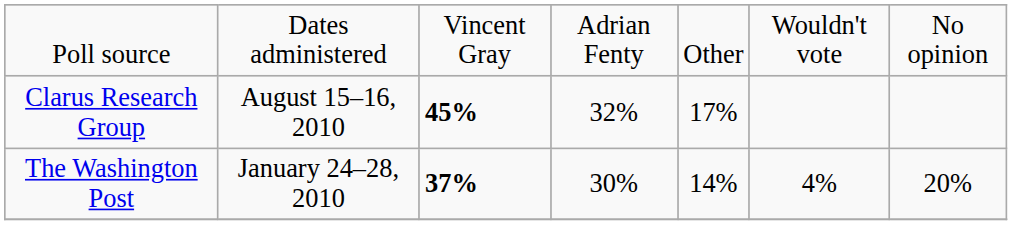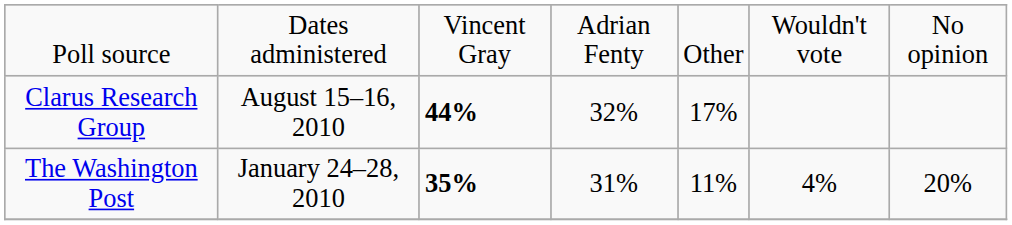(451, 111) 45% -> (451, 111) 44%
(451, 183) 37% -> (451, 183) 35%
(614, 183) 30% -> (614, 183) 31%
(713, 183) 14% -> (713, 183) 11%
